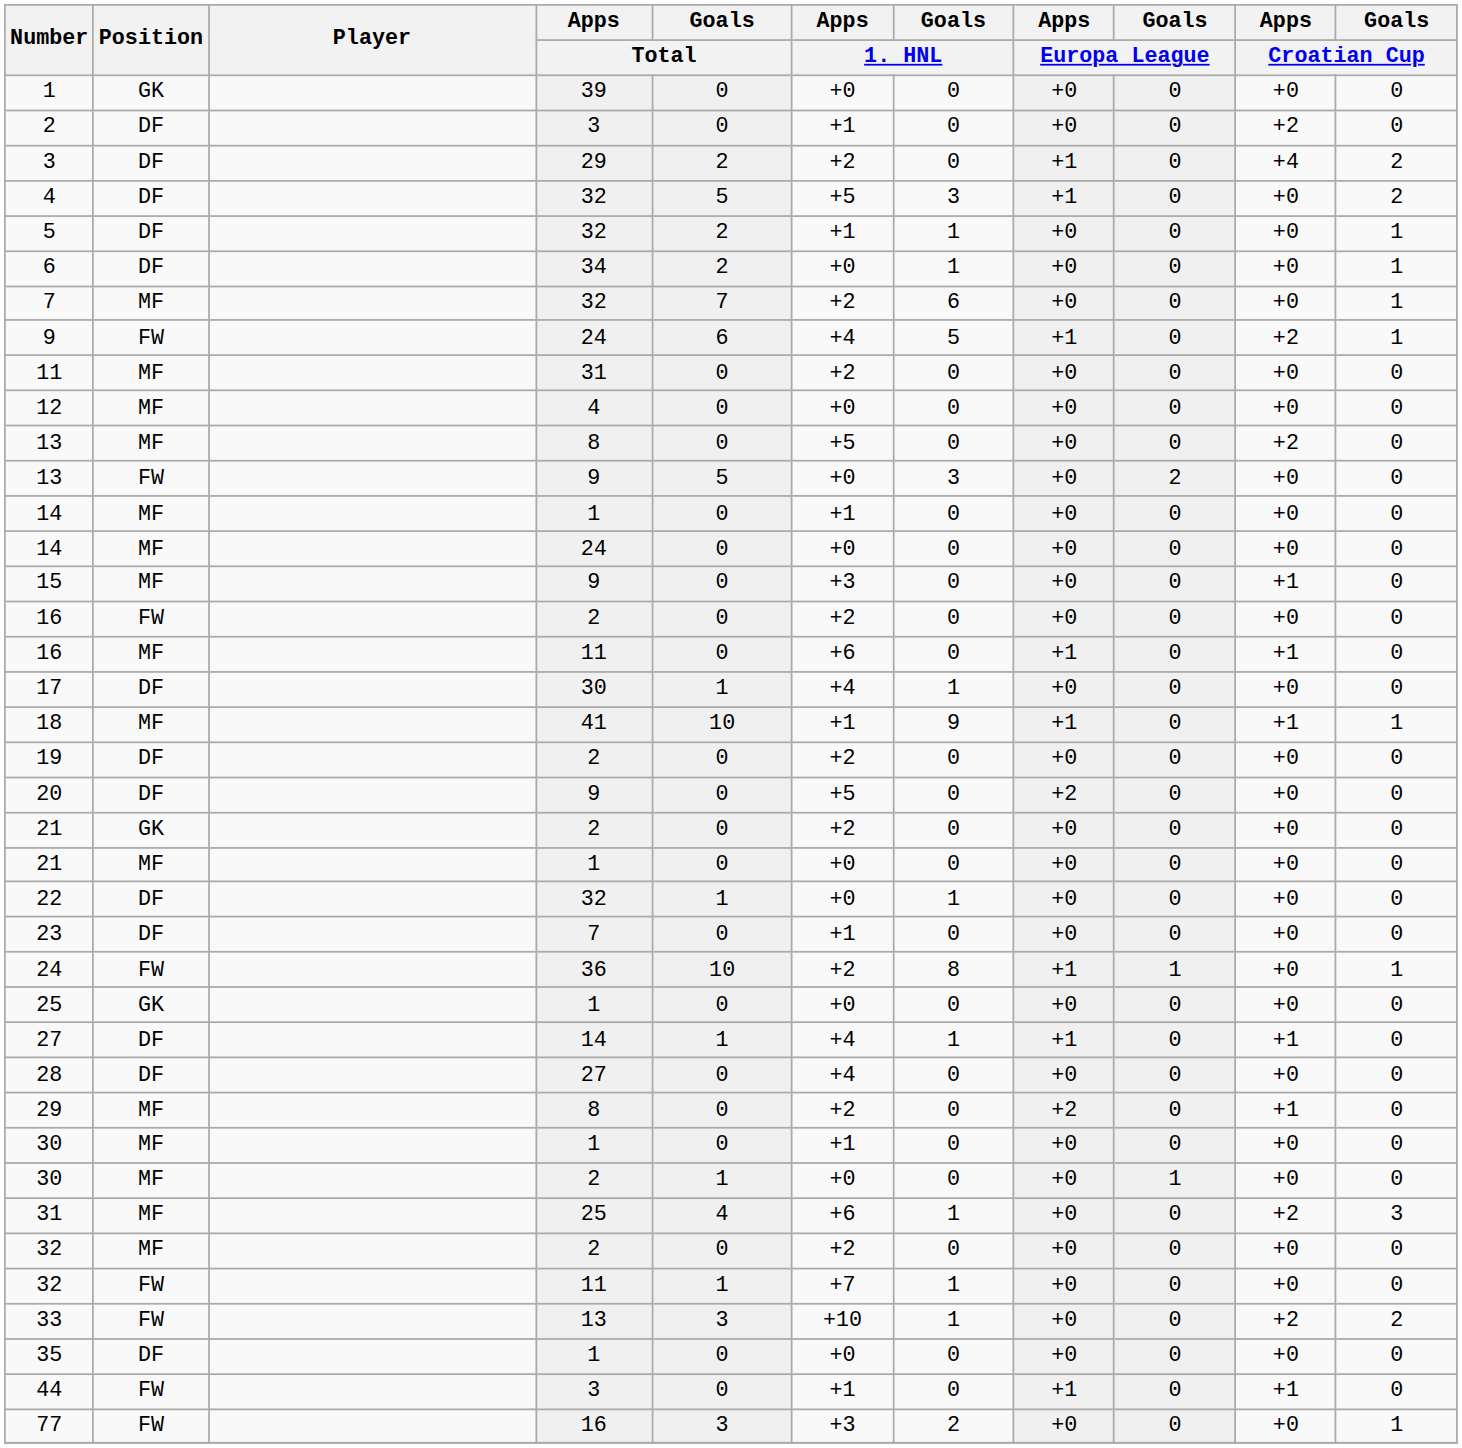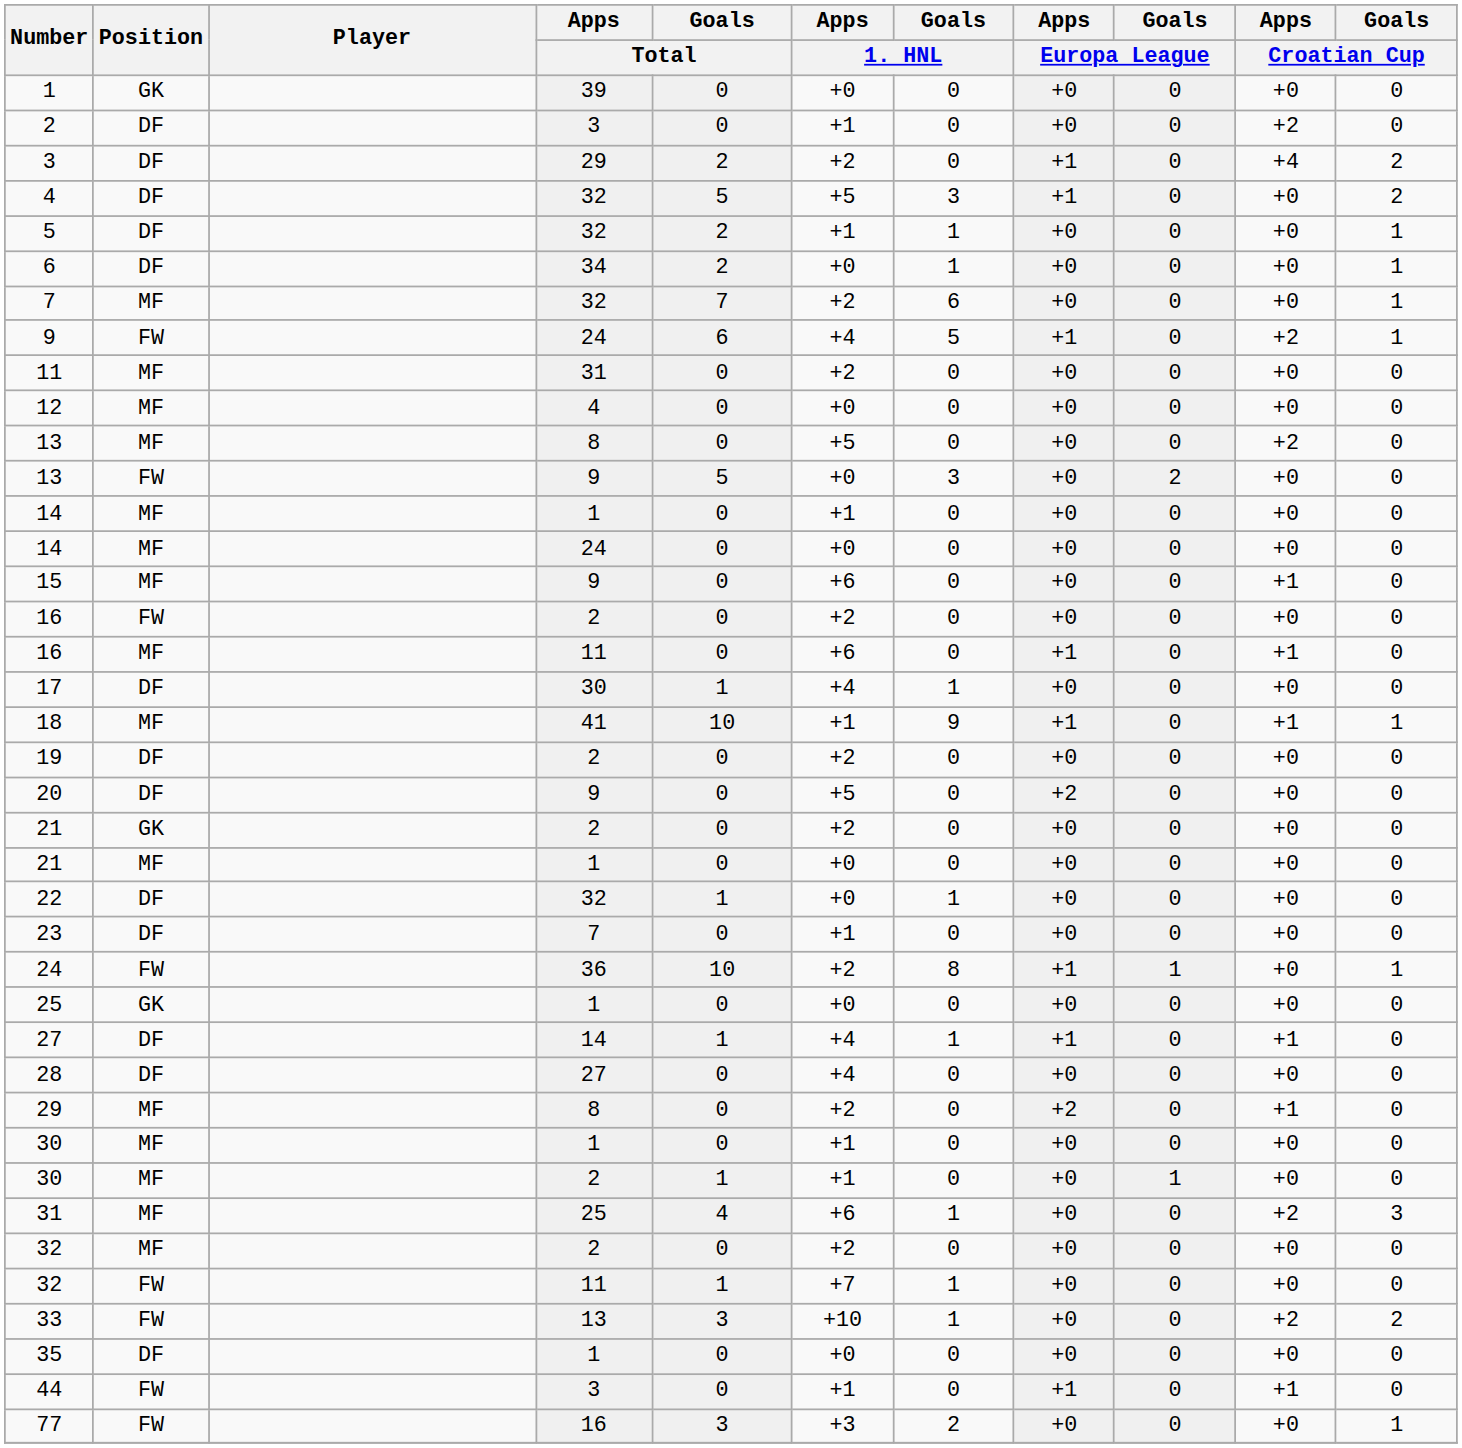(843, 584) +3 -> (843, 584) +6
(843, 1181) +0 -> (843, 1181) +1
